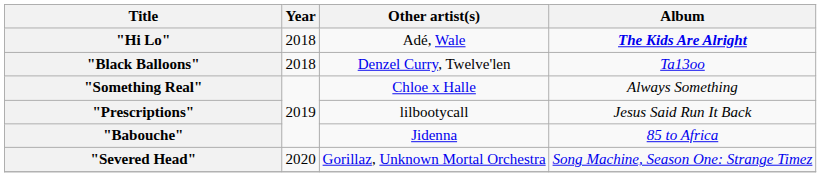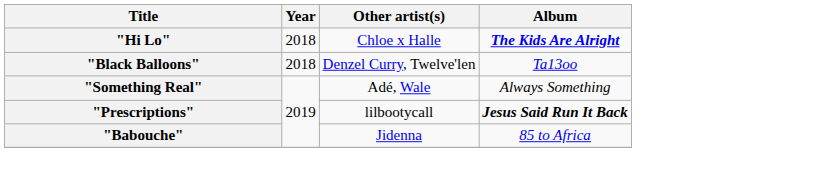(434, 40) Adé, Wale -> (399, 40) Chloe x Halle
(434, 87) Chloe x Halle -> (399, 87) Adé, Wale
(682, 111) normal -> (555, 111) bold
- row: (143, 159)
